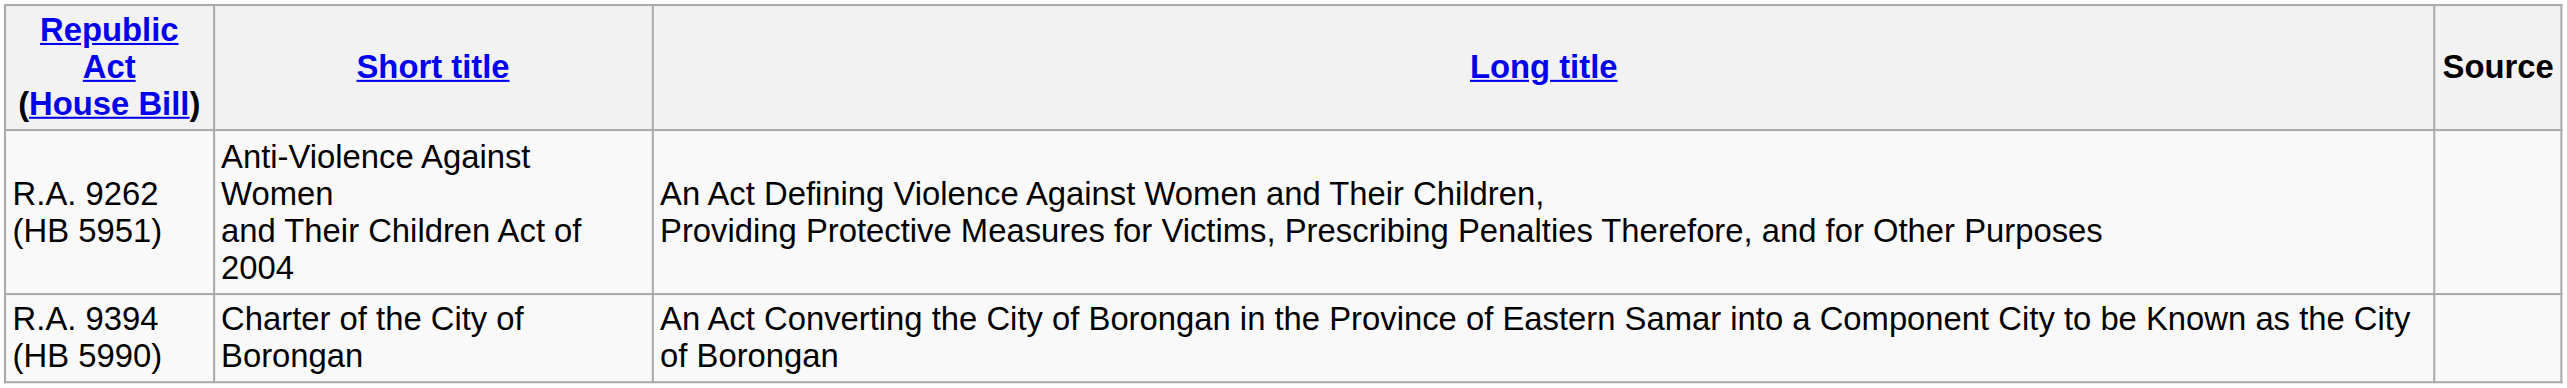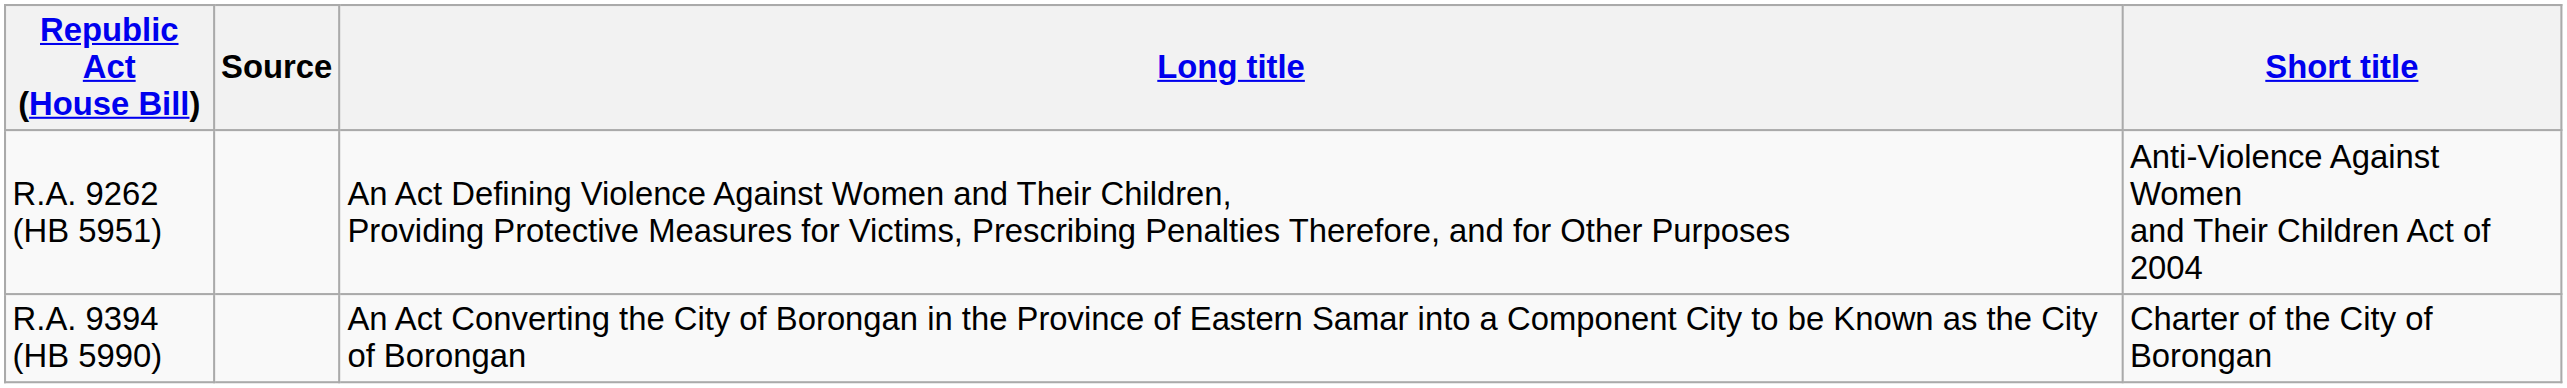columns swapped: (433, 67) <-> (2498, 67)
